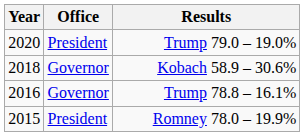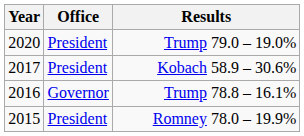(24, 67) 2018 -> (24, 67) 2017
(78, 67) Governor -> (77, 67) President
